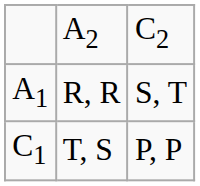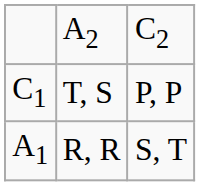rows swapped: (92, 91) <-> (88, 150)
